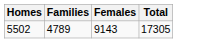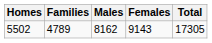+ column: (109, 12)
